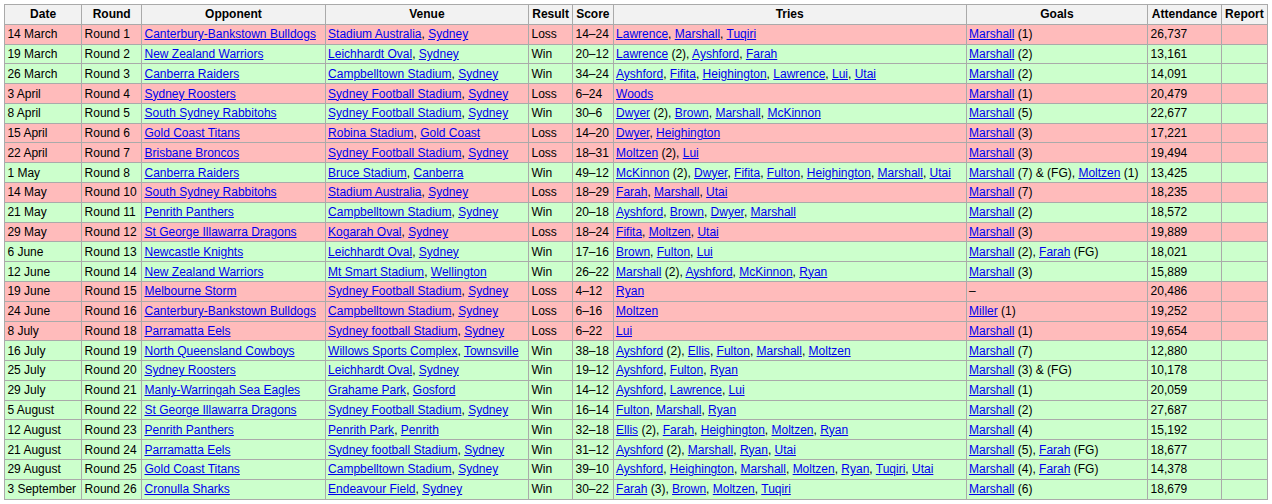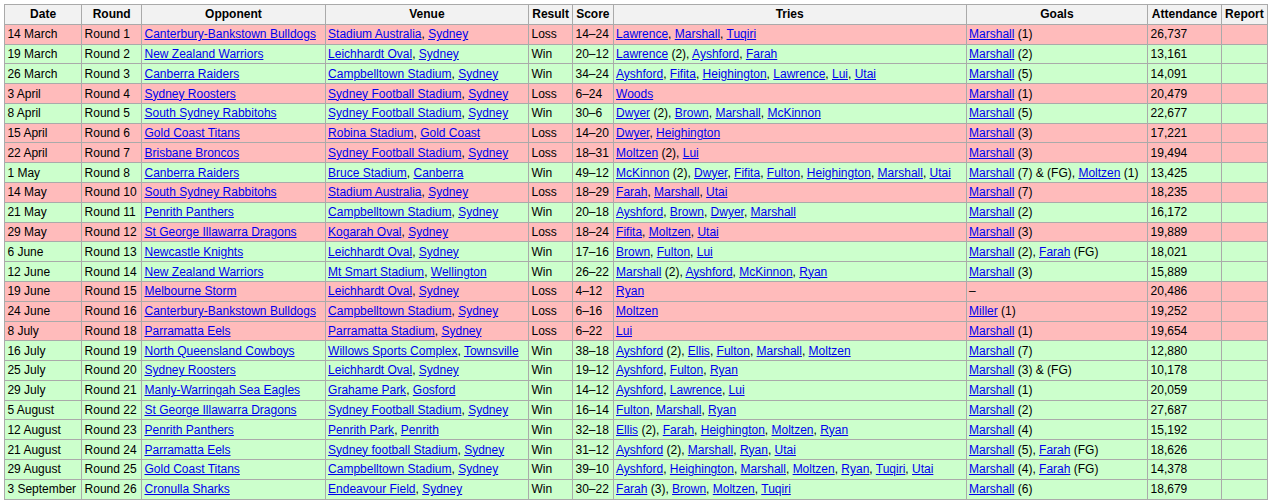(1001, 74) Marshall (2) -> (1001, 74) Marshall (5)
(1169, 212) 18,572 -> (1169, 212) 16,172
(418, 291) Sydney Football Stadium, Sydney -> (393, 291) Leichhardt Oval, Sydney
(416, 331) Sydney football Stadium, Sydney -> (405, 331) Parramatta Stadium, Sydney
(1169, 450) 18,677 -> (1169, 450) 18,626
